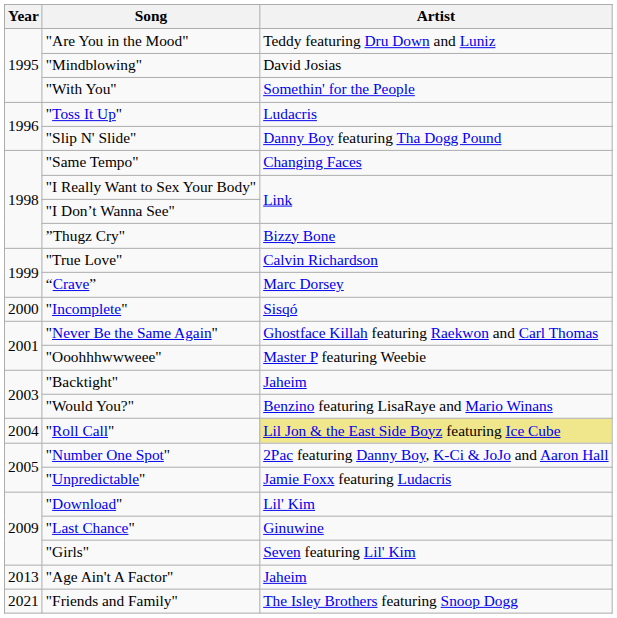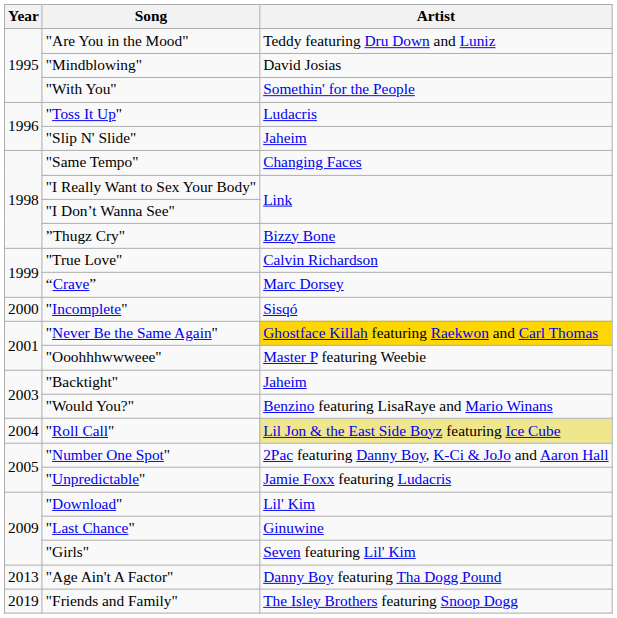(382, 138) Danny Boy featuring Tha Dogg Pound -> (285, 138) Jaheim
(431, 333) no background -> (431, 333) gold background
(285, 576) Jaheim -> (382, 576) Danny Boy featuring Tha Dogg Pound
(23, 601) 2021 -> (23, 601) 2019
